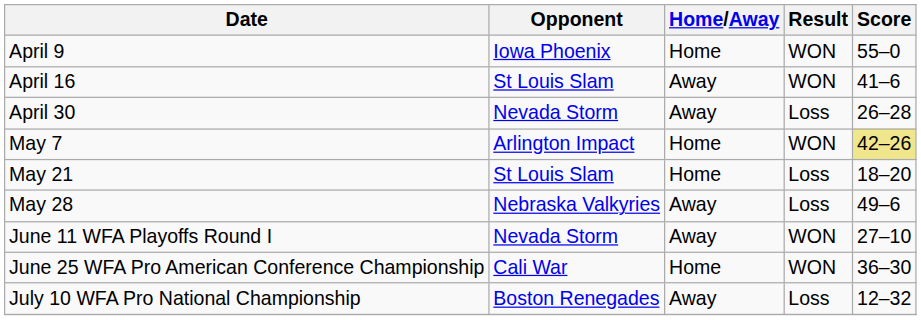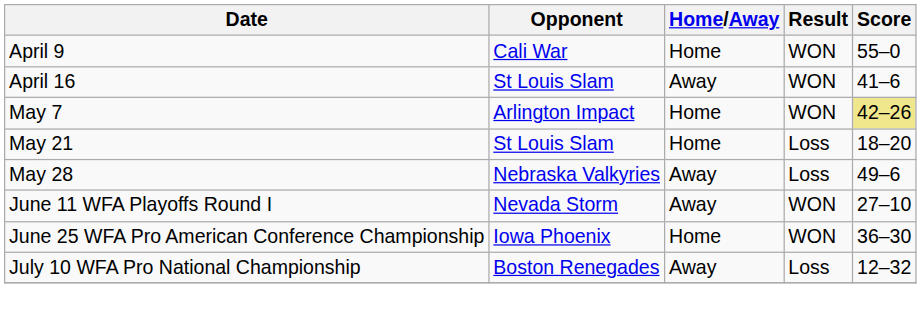(552, 50) Iowa Phoenix -> (530, 50) Cali War
- row: (42, 112)
(530, 267) Cali War -> (552, 236) Iowa Phoenix
